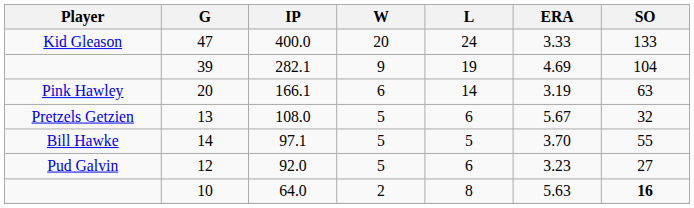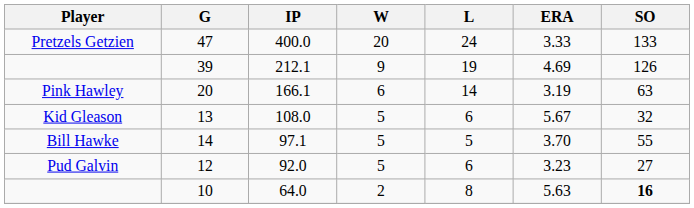(83, 41) Kid Gleason -> (83, 41) Pretzels Getzien
(293, 66) 282.1 -> (293, 66) 212.1
(645, 66) 104 -> (645, 66) 126
(83, 116) Pretzels Getzien -> (83, 116) Kid Gleason
